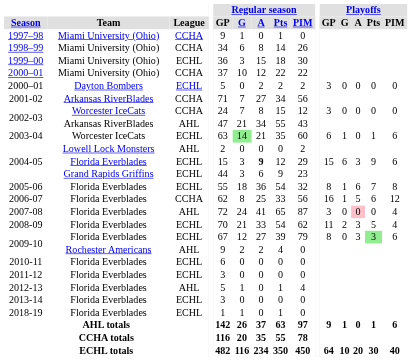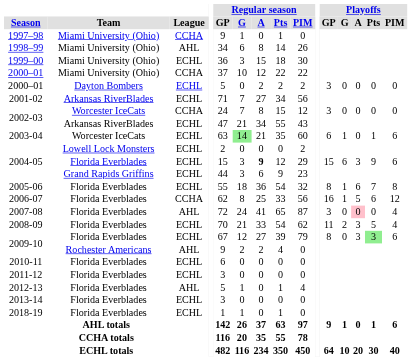(189, 48) CCHA -> (189, 48) AHL
(189, 98) CCHA -> (189, 98) ECHL
(189, 123) AHL -> (189, 123) ECHL
(189, 149) AHL -> (189, 149) ECHL
